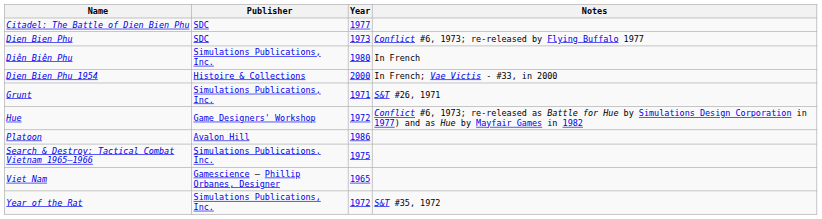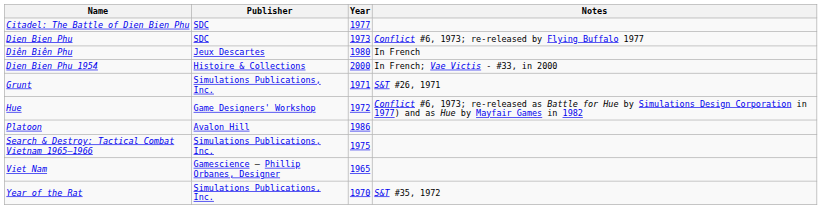(257, 57) Simulations Publications, Inc. -> (229, 53) Jeux Descartes
(360, 203) 1972 -> (360, 193) 1970
